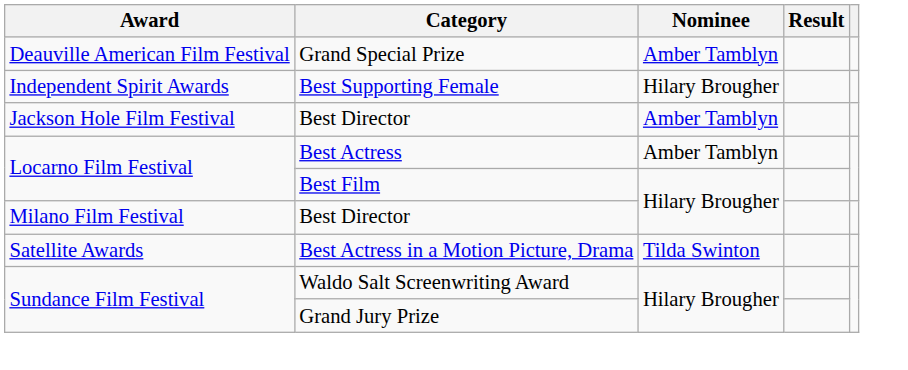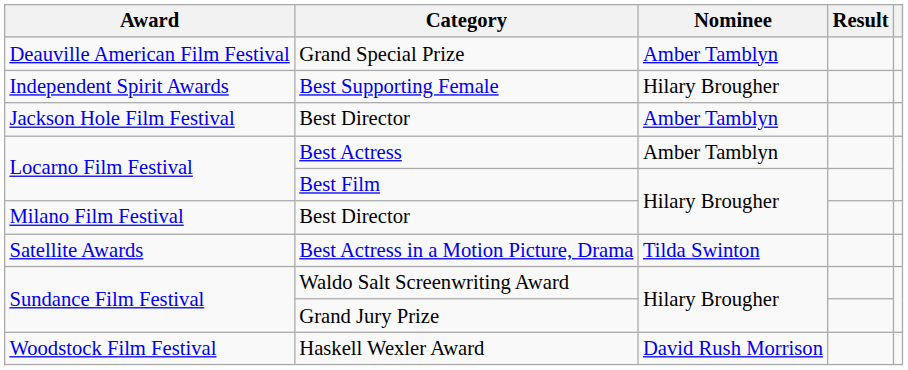+ row: (113, 348)
